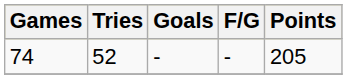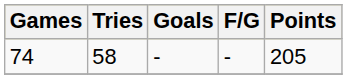(104, 56) 52 -> (104, 56) 58
